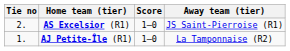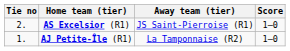columns swapped: (149, 11) <-> (224, 11)
